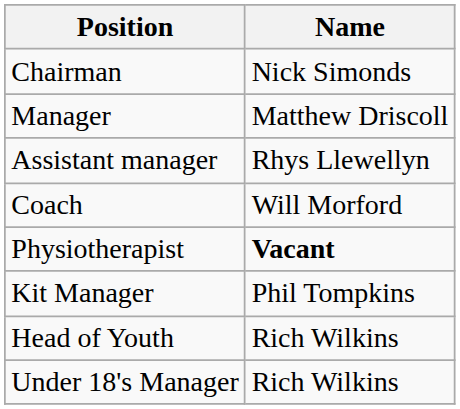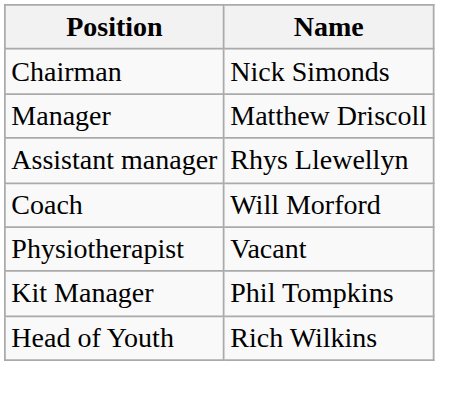(293, 248) bold -> (268, 248) normal
- row: (125, 381)
